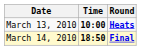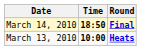rows swapped: (41, 25) <-> (41, 38)
